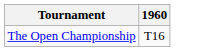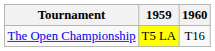+ column: (159, 15)
